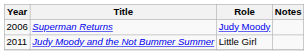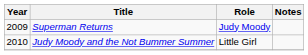(17, 27) 2006 -> (17, 27) 2009
(17, 42) 2011 -> (17, 42) 2010
